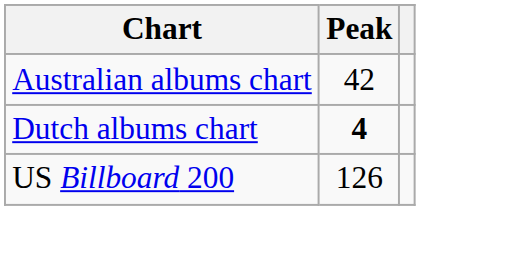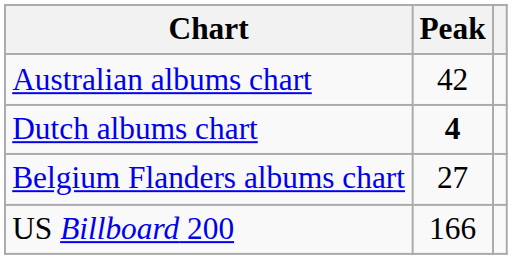+ row: (209, 178)
(359, 178) 126 -> (453, 228) 166
